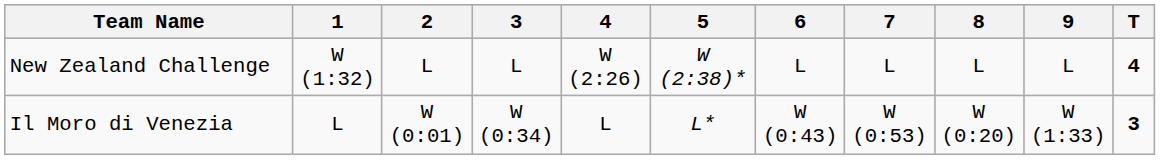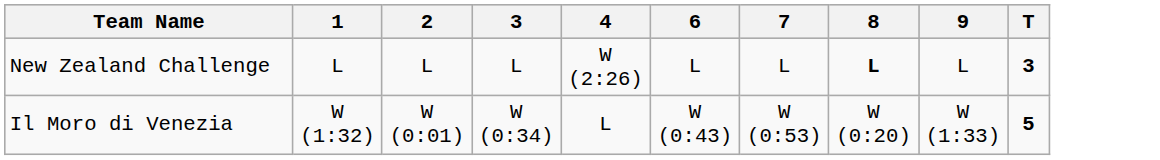- column: (703, 22)
(338, 67) W (1:32) -> (338, 67) L
(979, 67) normal -> (874, 67) bold
(1134, 67) 4 -> (1028, 67) 3
(338, 125) L -> (338, 125) W (1:32)
(1134, 125) 3 -> (1028, 125) 5
